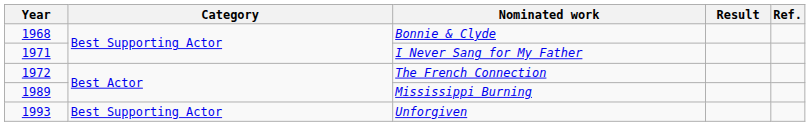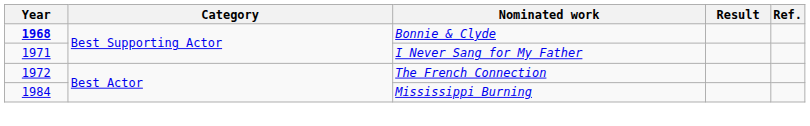(36, 34) normal -> (36, 34) bold
(36, 92) 1989 -> (36, 92) 1984
- row: (431, 112)
